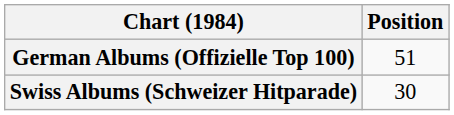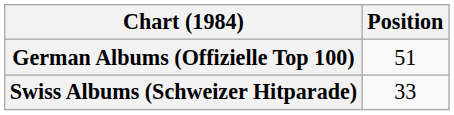(405, 92) 30 -> (405, 92) 33
